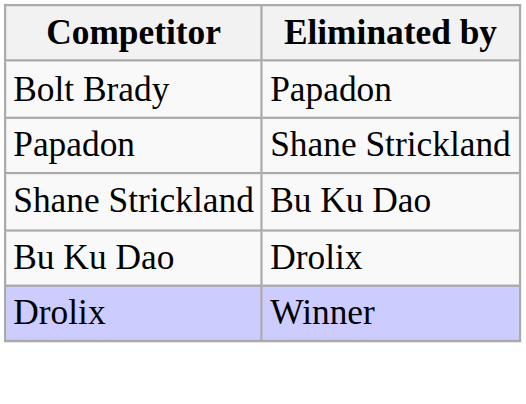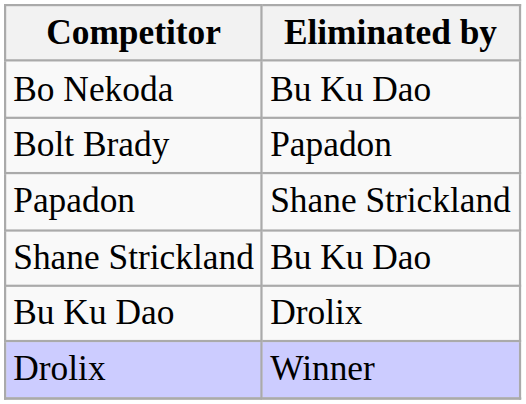+ row: (93, 88)
